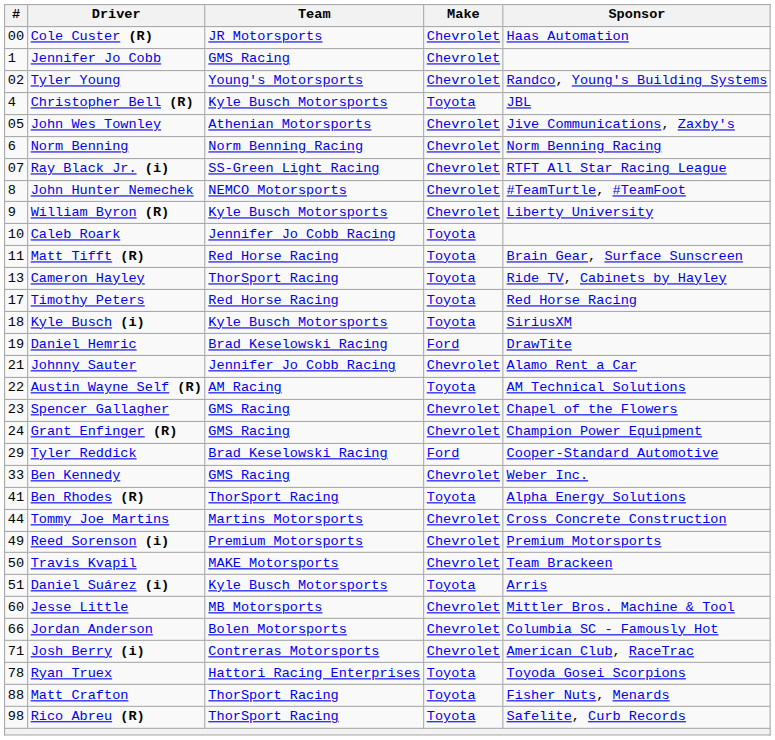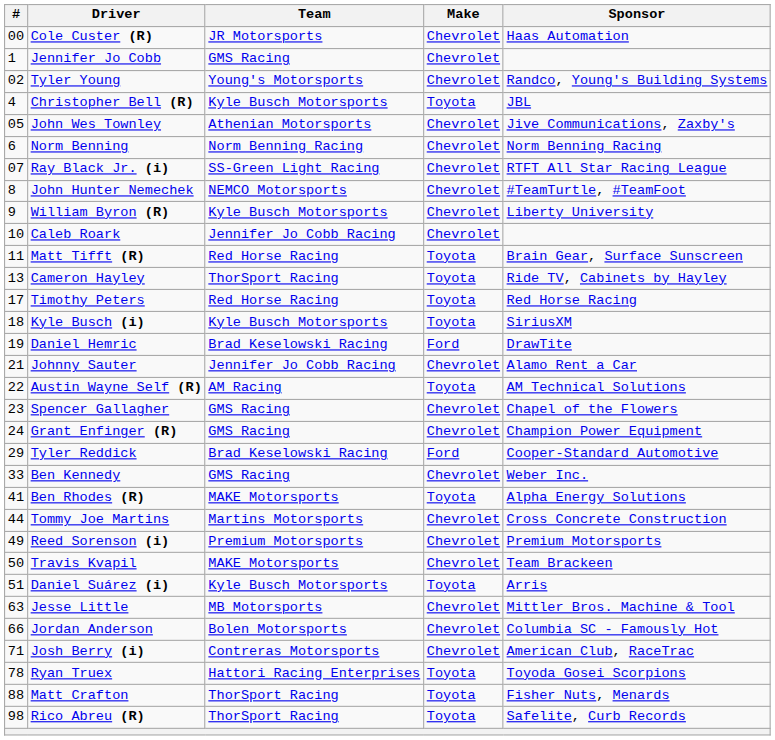(451, 235) Toyota -> (463, 235) Chevrolet
(274, 498) ThorSport Racing -> (274, 498) MAKE Motorsports
(16, 608) 60 -> (16, 608) 63
